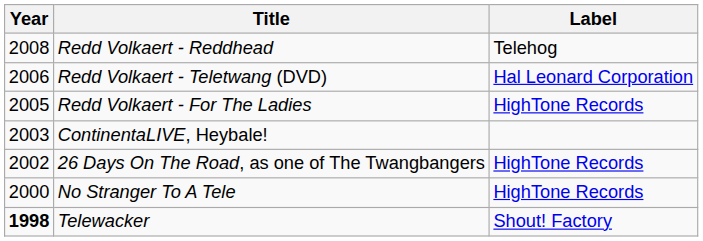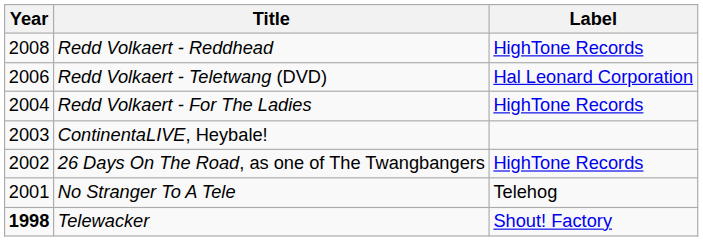(525, 47) Telehog -> (568, 47) HighTone Records
(29, 105) 2005 -> (29, 105) 2004
(29, 192) 2000 -> (29, 192) 2001
(568, 192) HighTone Records -> (525, 192) Telehog
